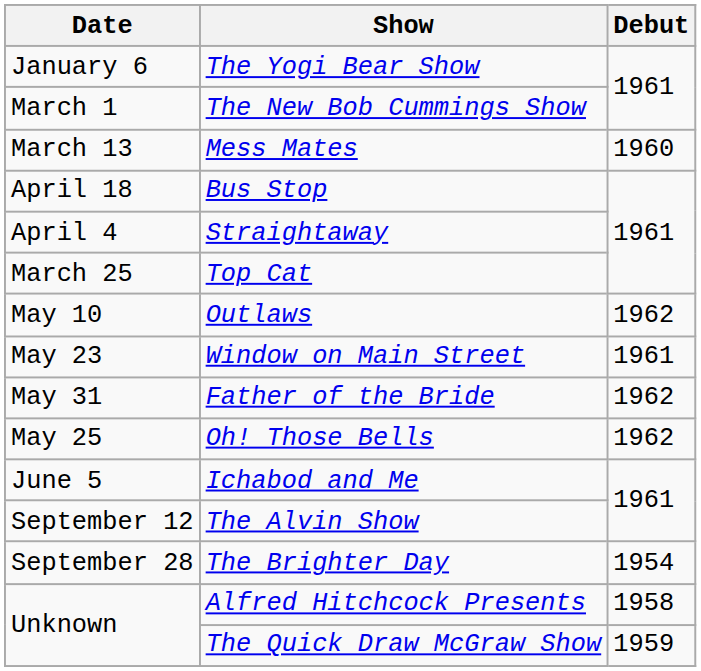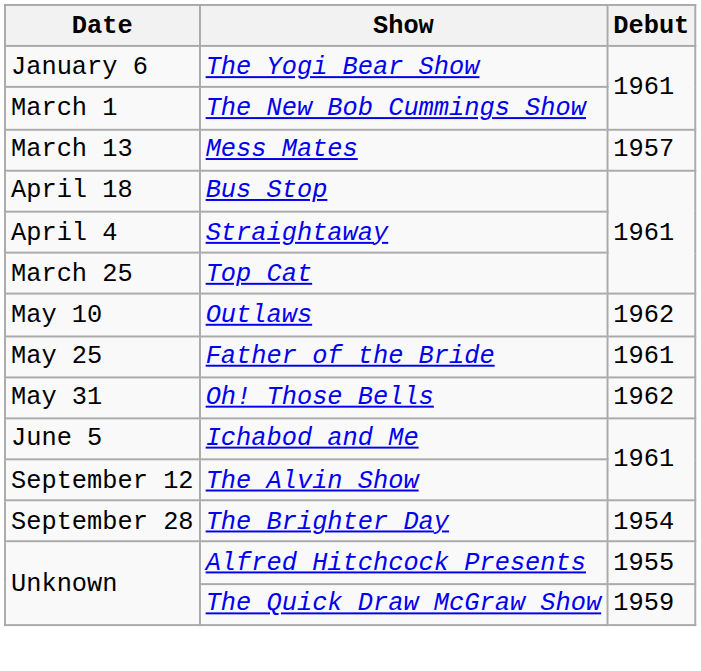(644, 150) 1960 -> (644, 150) 1957
- row: (365, 356)
(57, 397) May 31 -> (57, 356) May 25
(644, 397) 1962 -> (644, 356) 1961
(57, 439) May 25 -> (57, 397) May 31
(644, 604) 1958 -> (644, 563) 1955
